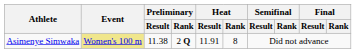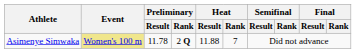(158, 41) 11.38 -> (158, 41) 11.78
(209, 41) 11.91 -> (209, 41) 11.88
(235, 41) 8 -> (235, 41) 7
